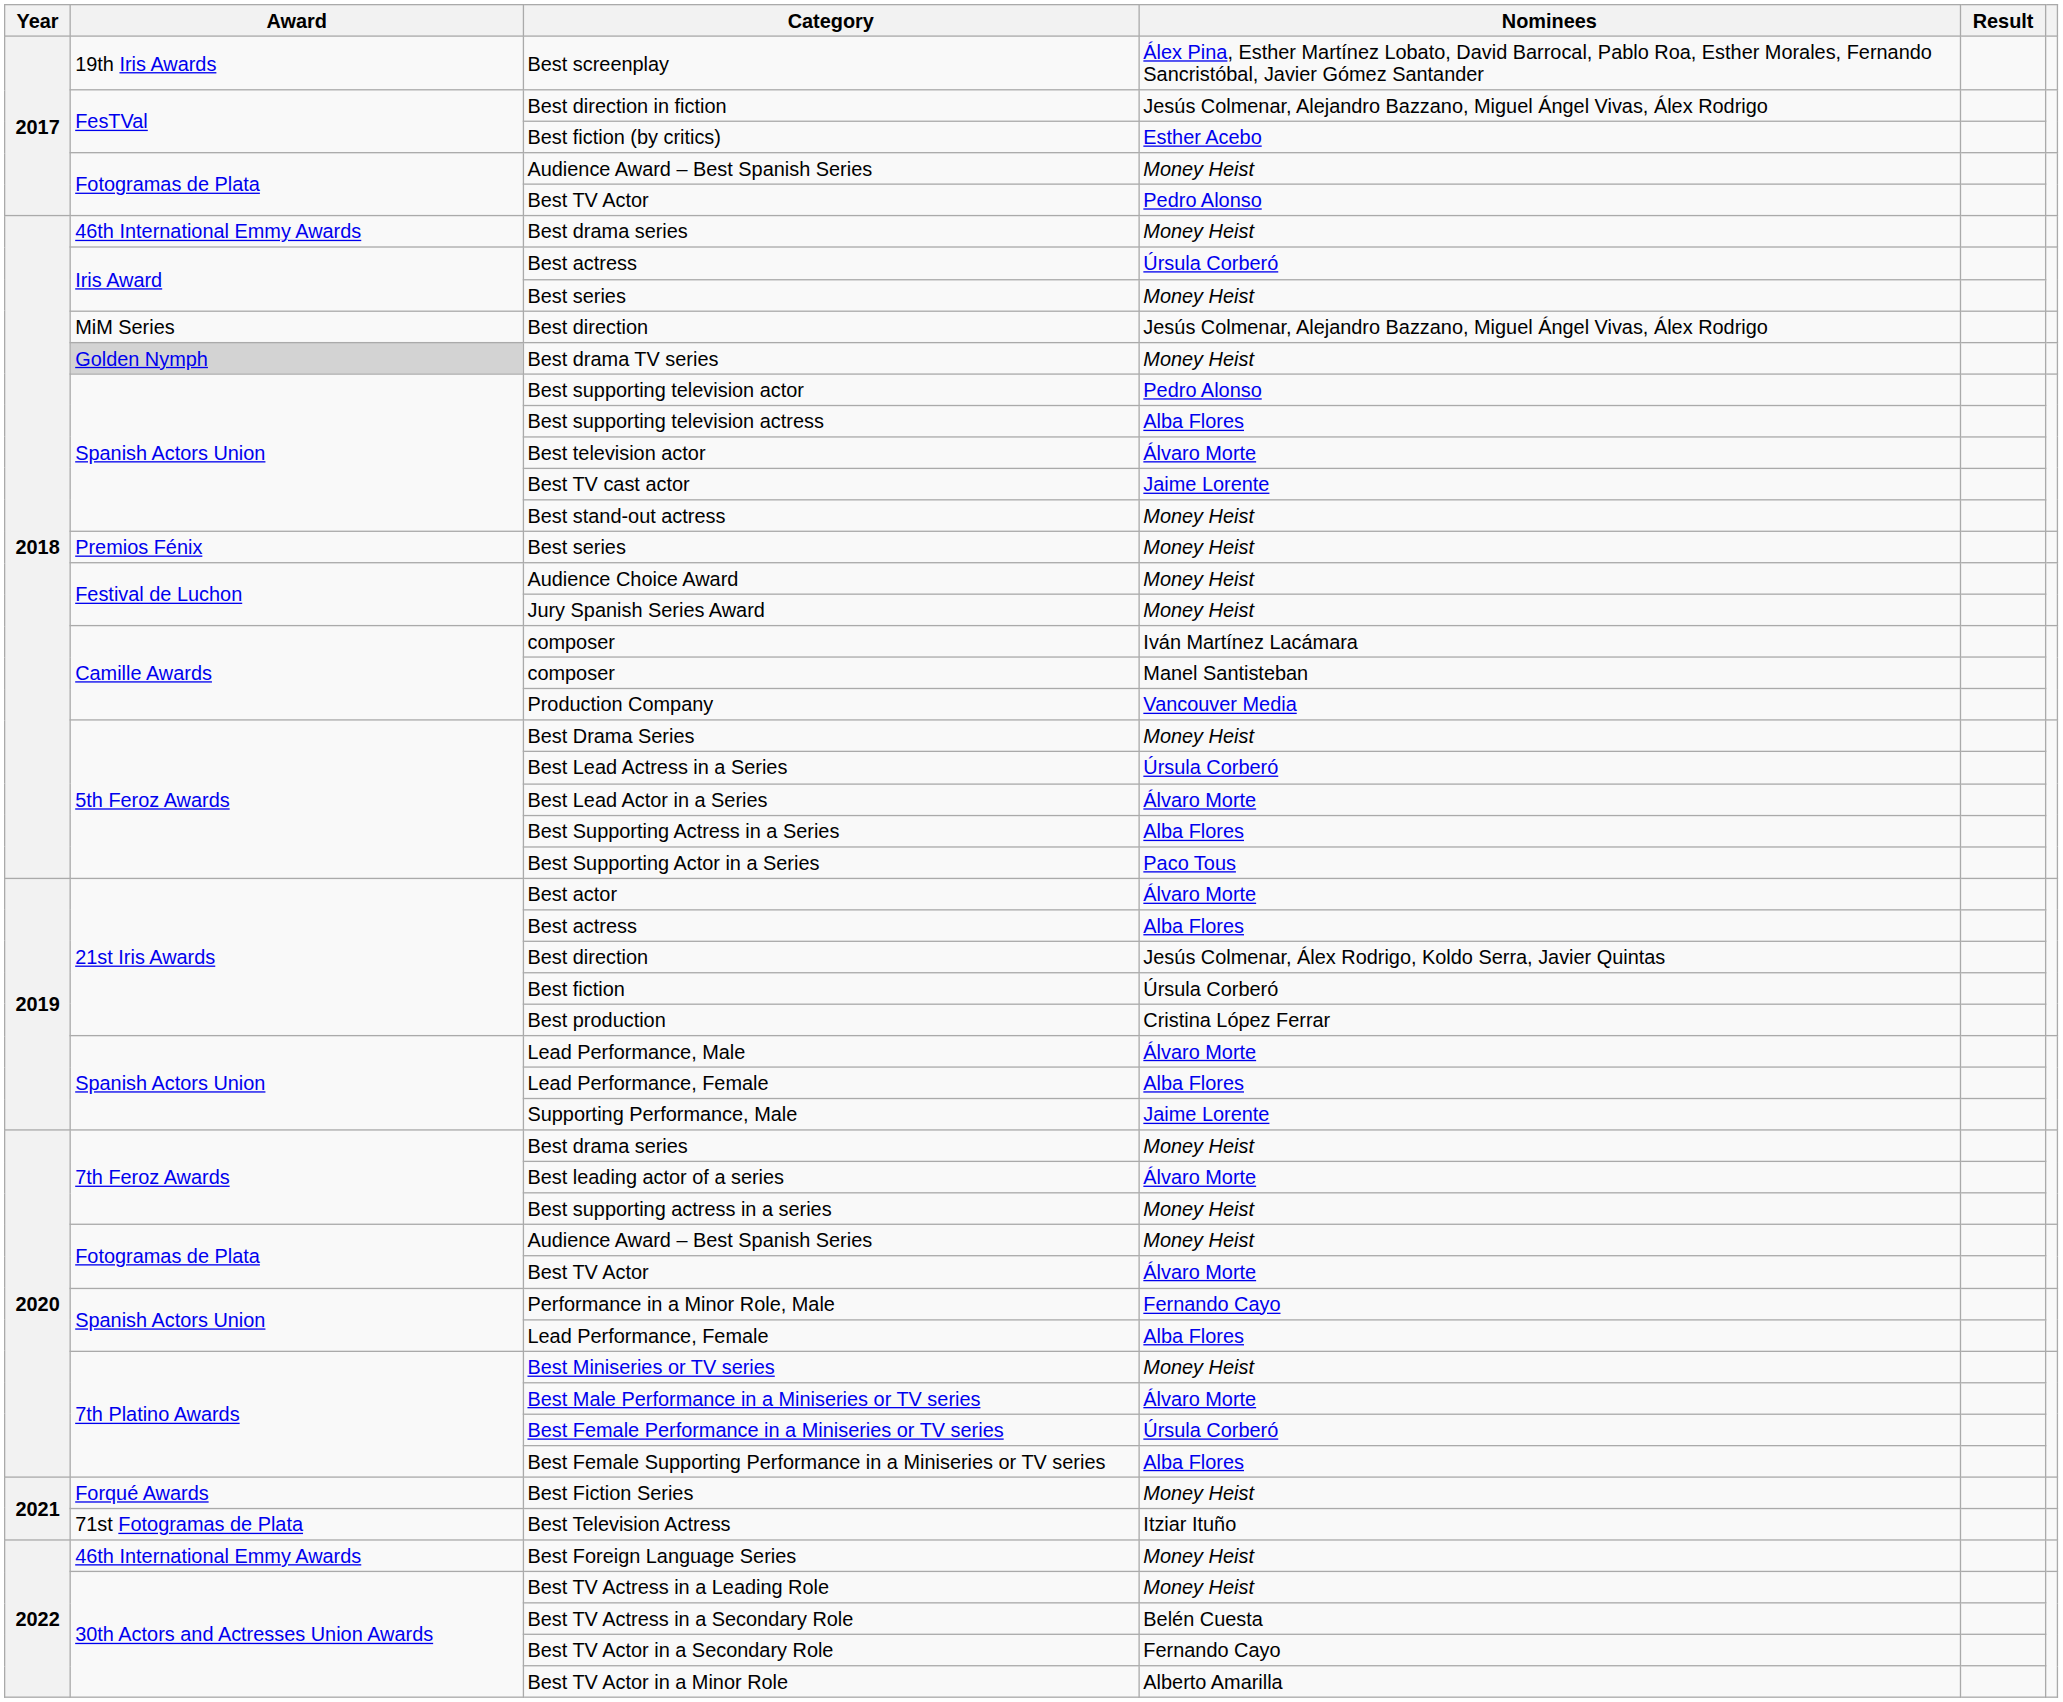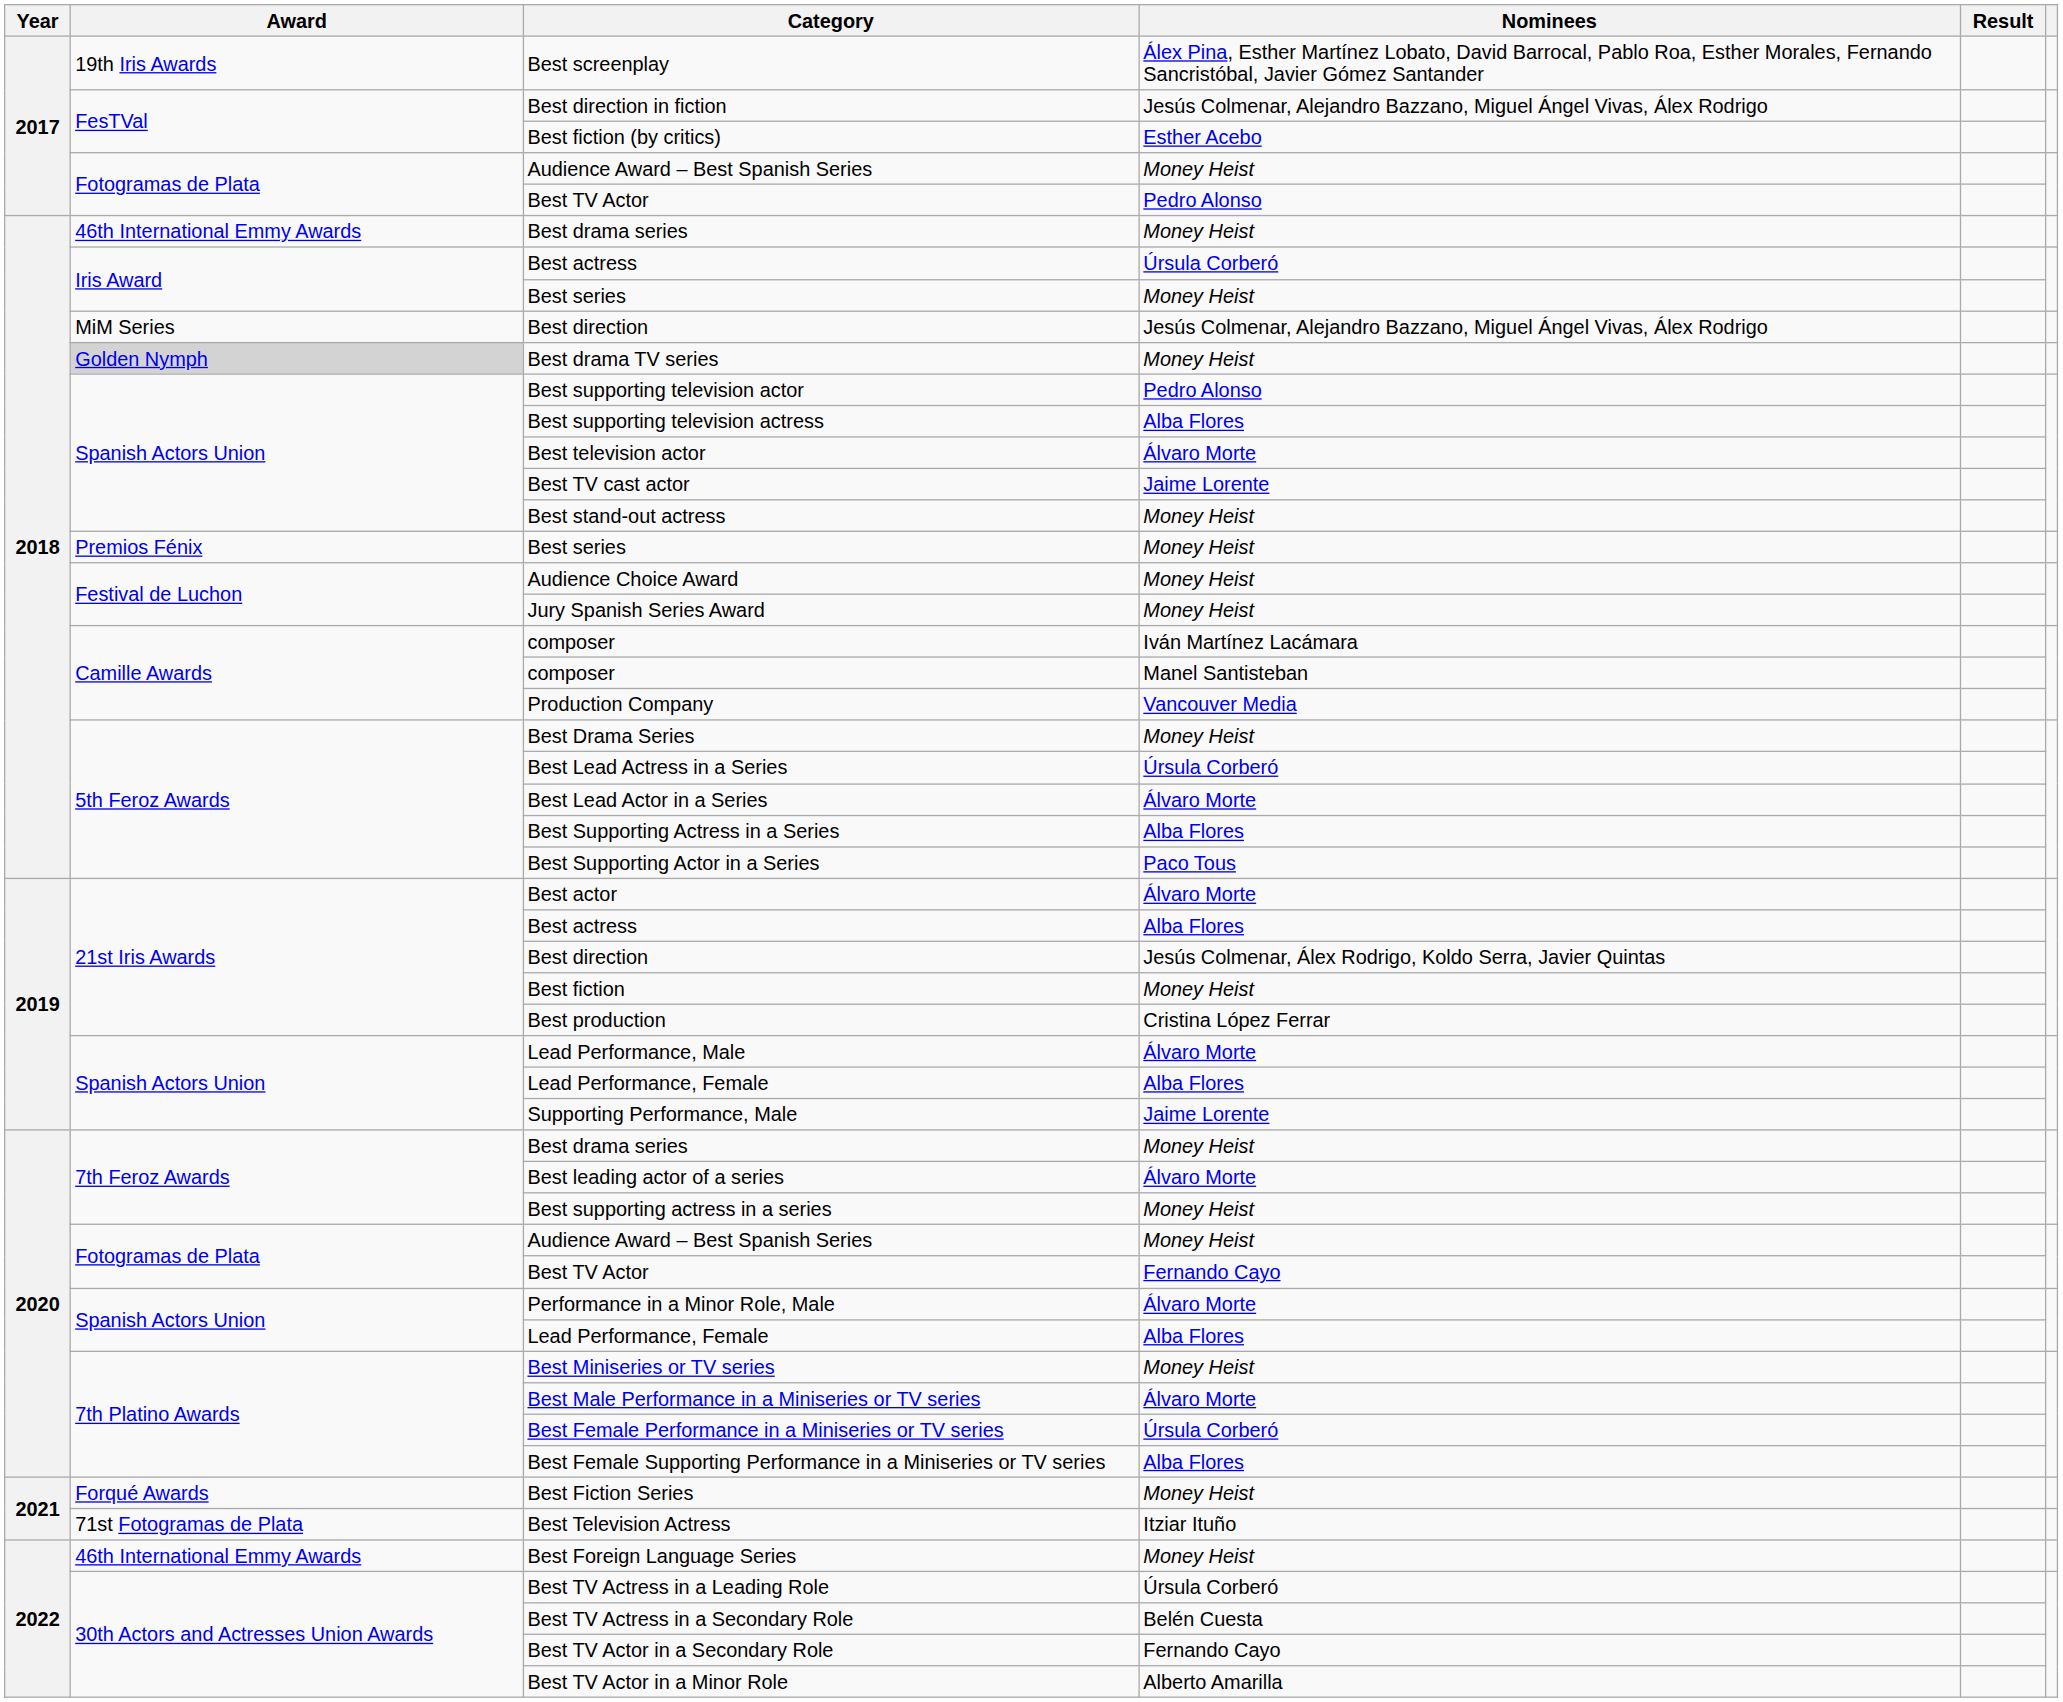(1211, 989) Úrsula Corberó -> (1199, 989) Money Heist
(1200, 1272) Álvaro Morte -> (1212, 1272) Fernando Cayo
(1212, 1304) Fernando Cayo -> (1200, 1304) Álvaro Morte
(1199, 1587) Money Heist -> (1211, 1587) Úrsula Corberó
